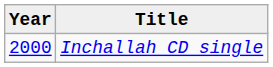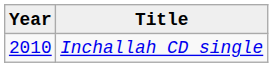(30, 48) 2000 -> (30, 48) 2010
